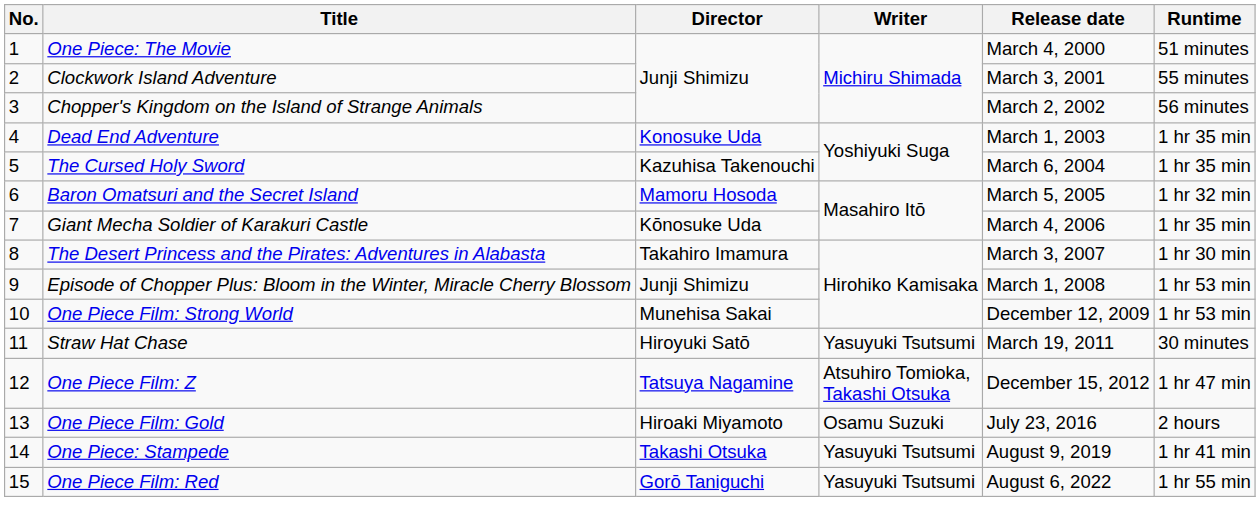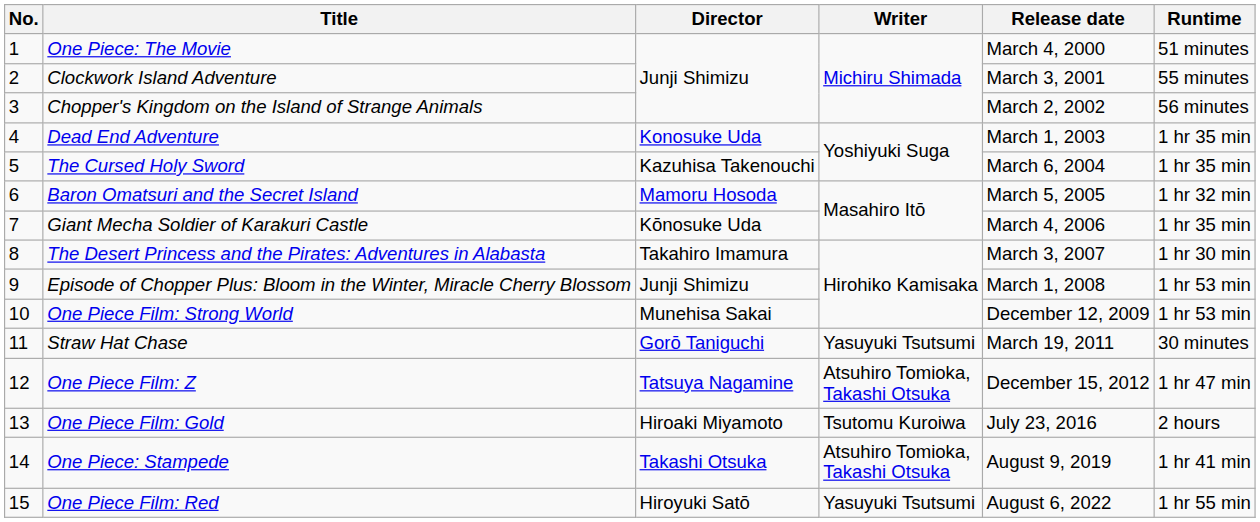(695, 343) Hiroyuki Satō -> (702, 343) Gorō Taniguchi
(884, 422) Osamu Suzuki -> (894, 422) Tsutomu Kuroiwa
(899, 452) Yasuyuki Tsutsumi -> (897, 462) Atsuhiro Tomioka, Takashi Otsuka
(702, 481) Gorō Taniguchi -> (695, 502) Hiroyuki Satō
